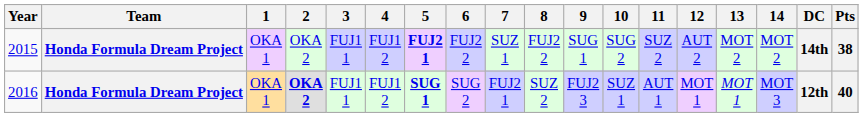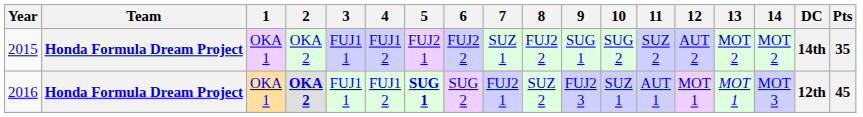(425, 49) bold -> (424, 49) normal
(845, 49) 38 -> (843, 49) 35
(845, 91) 40 -> (843, 91) 45
